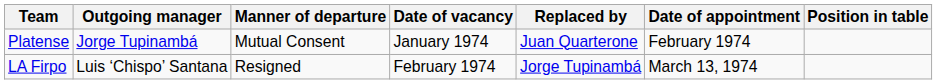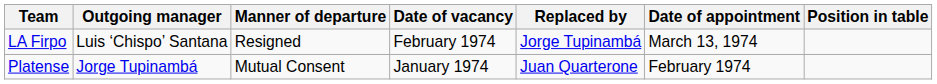rows swapped: (39, 41) <-> (37, 66)
